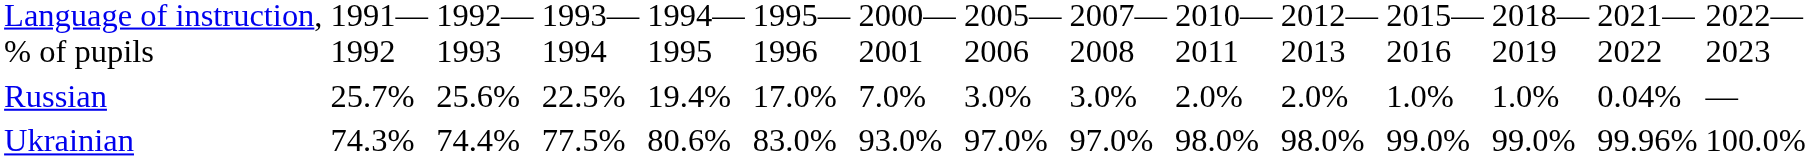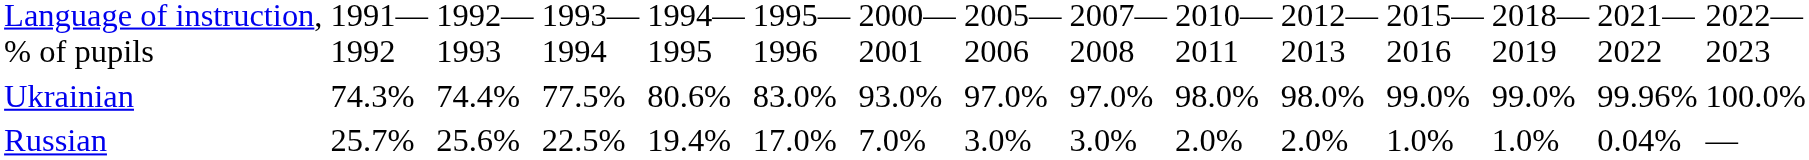rows swapped: (69, 140) <-> (56, 96)
